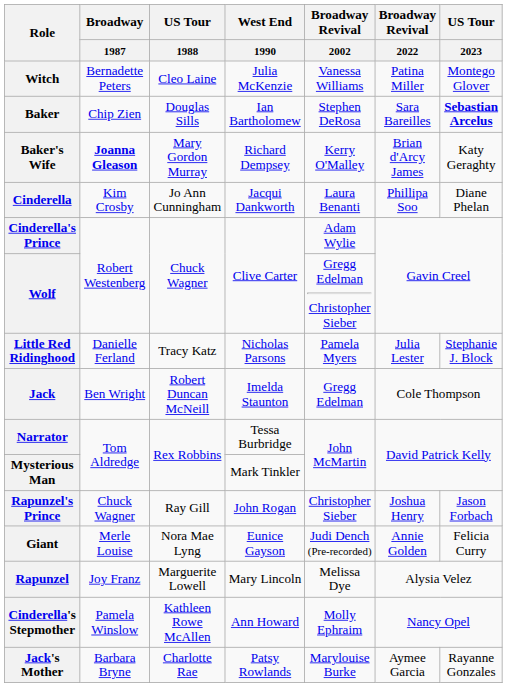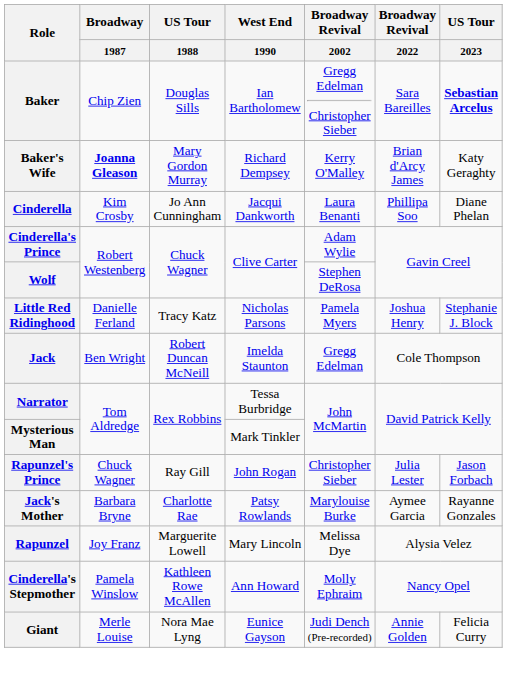- row: (42, 78)
(340, 114) Stephen DeRosa -> (340, 100) Gregg Edelman Christopher Sieber
(340, 293) Gregg Edelman Christopher Sieber -> (340, 279) Stephen DeRosa
(407, 351) Julia Lester -> (407, 315) Joshua Henry
(407, 508) Joshua Henry -> (407, 472) Julia Lester
rows swapped: (42, 665) <-> (42, 543)
